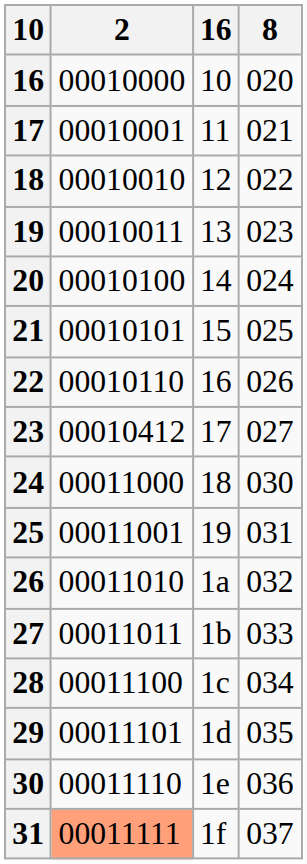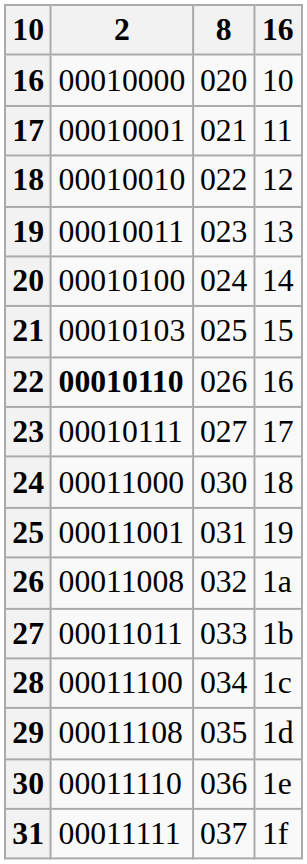columns swapped: (270, 29) <-> (216, 29)
(122, 331) 00010101 -> (122, 331) 00010103
(121, 381) normal -> (121, 381) bold
(122, 431) 00010412 -> (121, 431) 00010111
(121, 582) 00011010 -> (121, 582) 00011008
(121, 733) 00011101 -> (121, 733) 00011108
(120, 833) lightsalmon background -> (120, 833) no background
